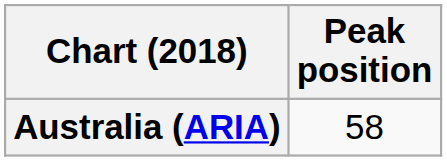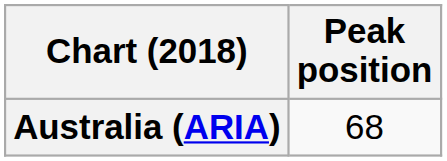(364, 126) 58 -> (364, 126) 68
